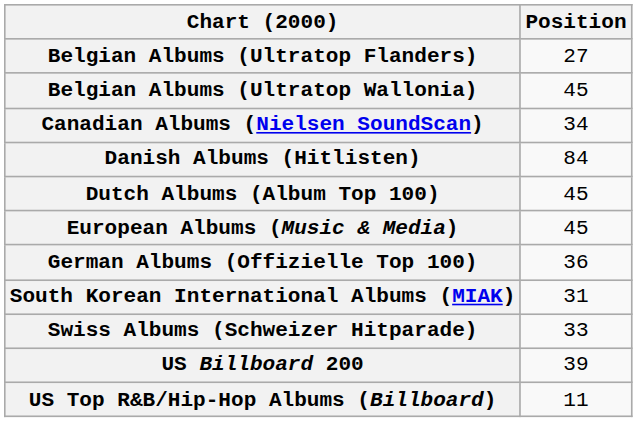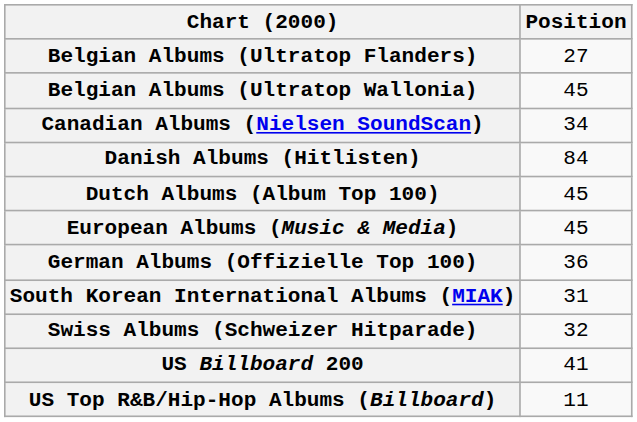(576, 331) 33 -> (576, 331) 32
(576, 365) 39 -> (576, 365) 41
